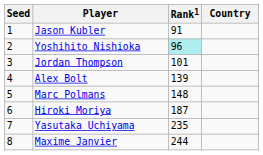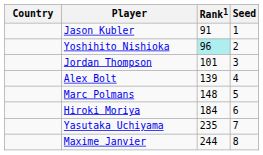columns swapped: (230, 14) <-> (18, 14)
(180, 110) 187 -> (209, 110) 184
